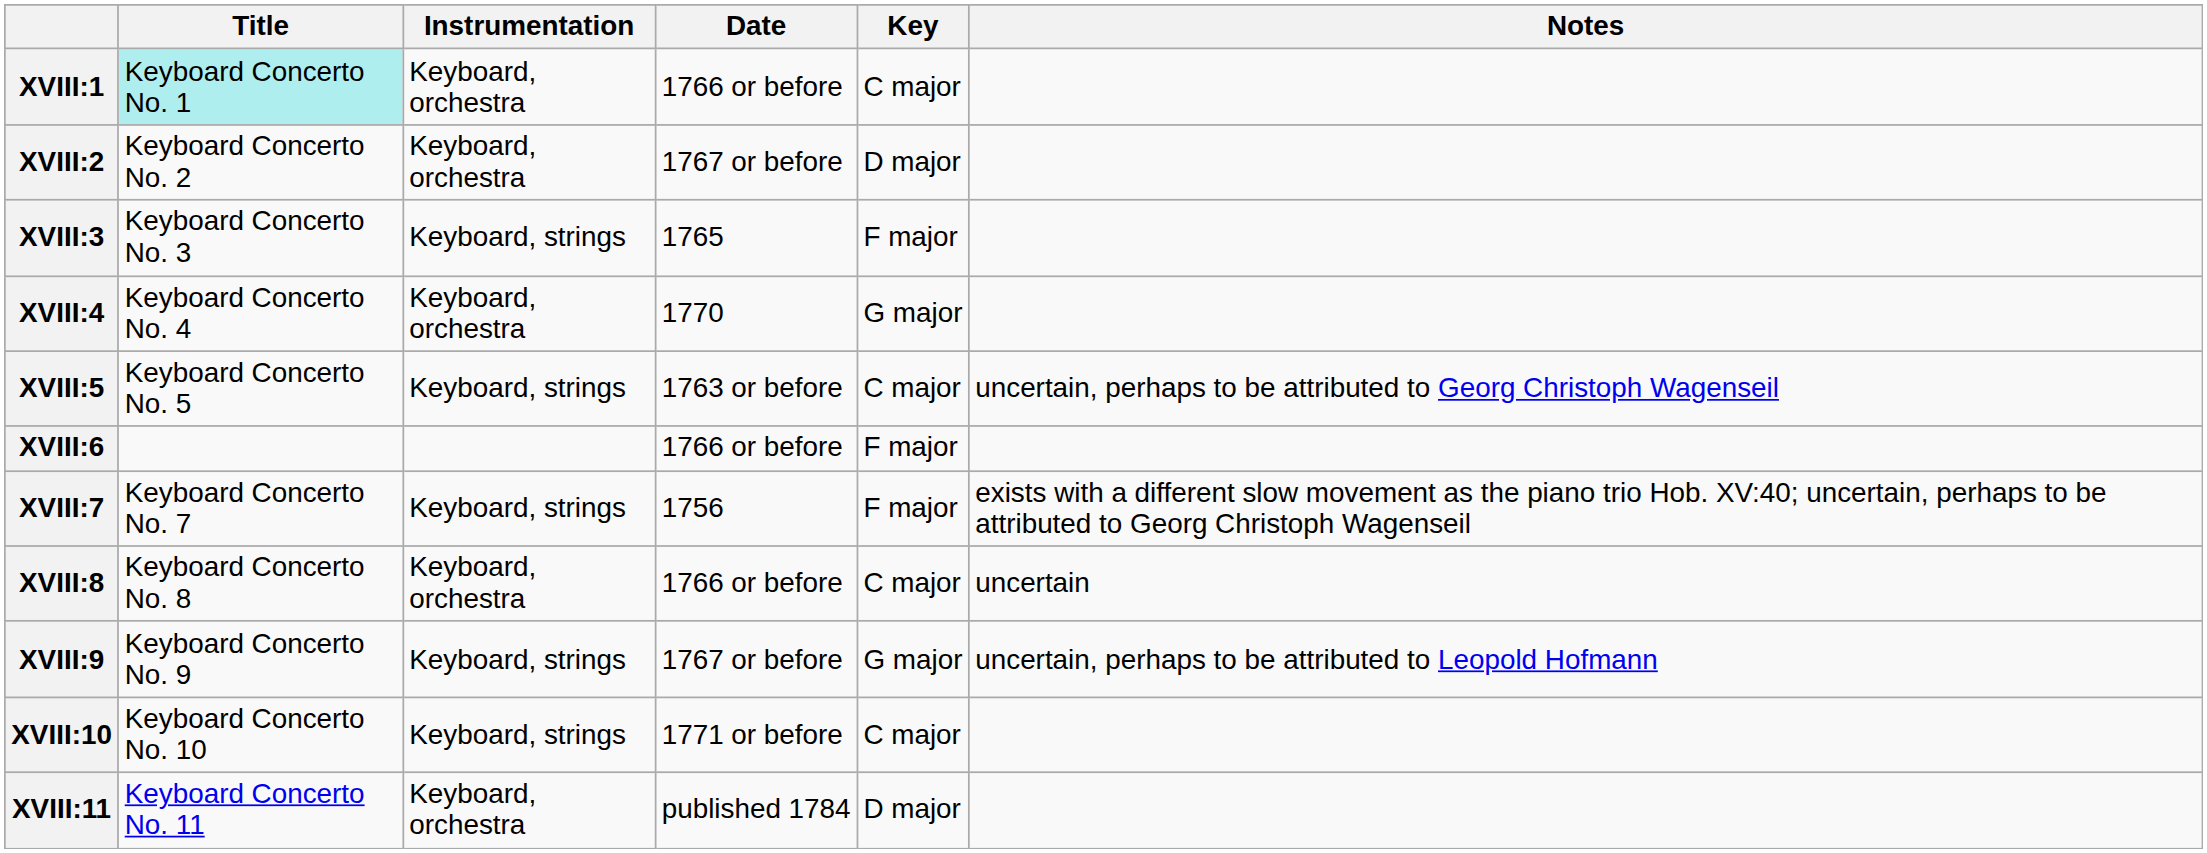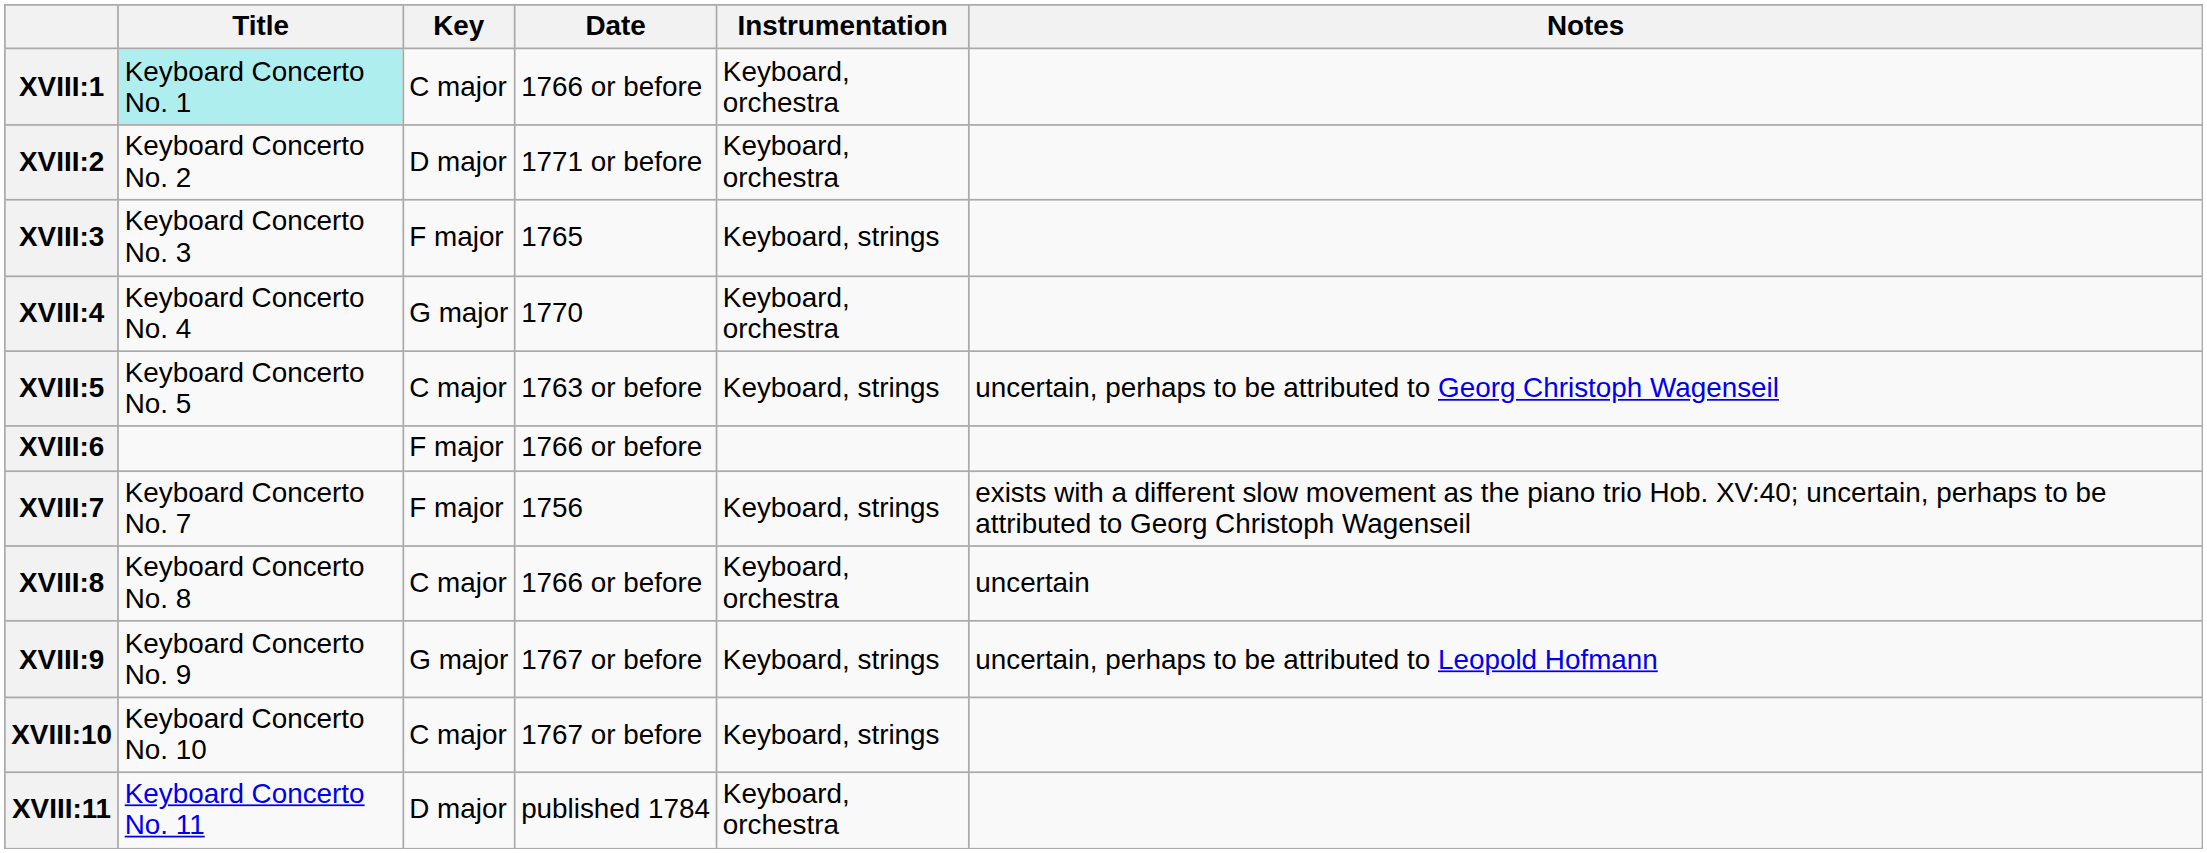columns swapped: (913, 26) <-> (529, 26)
(752, 161) 1767 or before -> (612, 161) 1771 or before
(752, 734) 1771 or before -> (612, 734) 1767 or before
